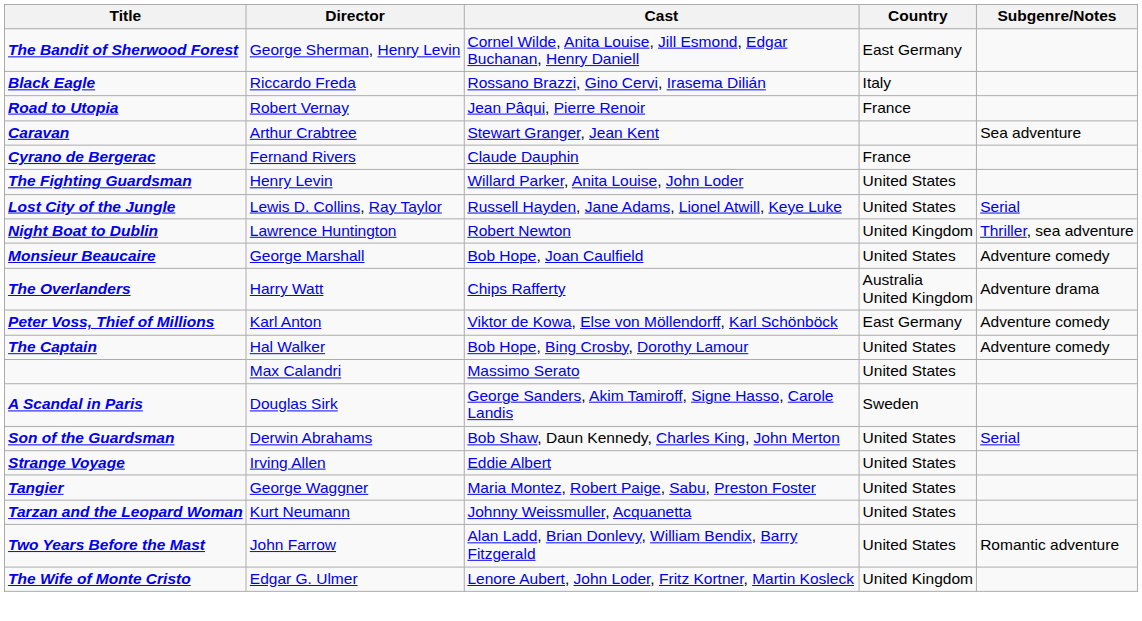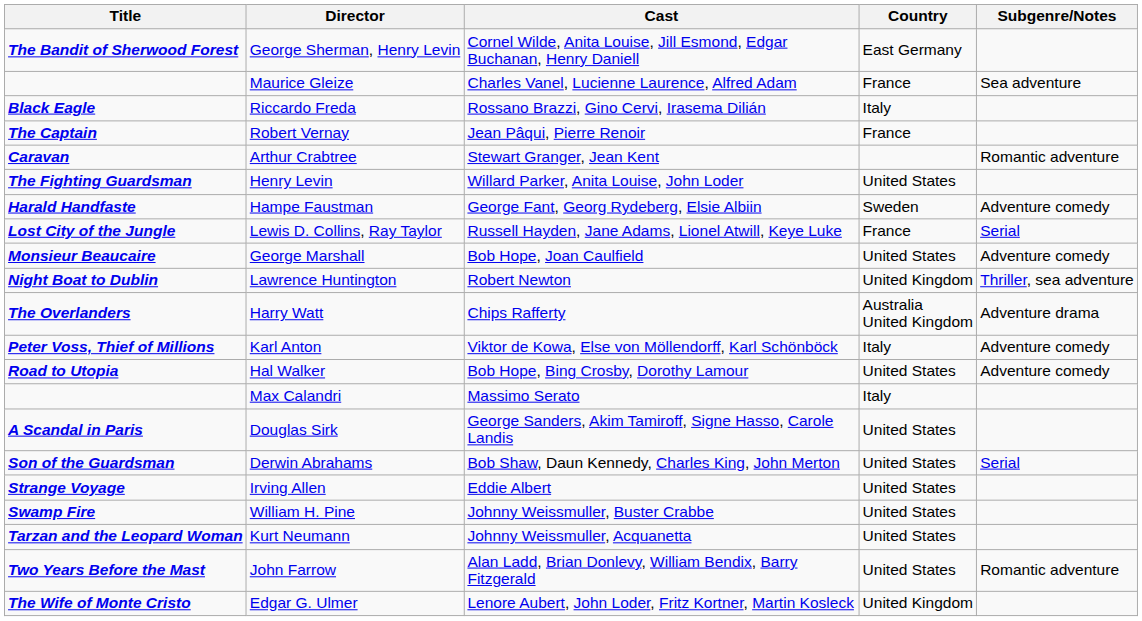+ row: (302, 83)
(63, 108) Road to Utopia -> (52, 132) The Captain
(1031, 132) Sea adventure -> (1050, 157) Romantic adventure
- row: (303, 157)
+ row: (311, 206)
(909, 206) United States -> (887, 231) France
rows swapped: (307, 255) <-> (323, 231)
(912, 322) East Germany -> (877, 347) Italy
(52, 347) The Captain -> (63, 371) Road to Utopia
(909, 371) United States -> (877, 396) Italy
(891, 405) Sweden -> (909, 429) United States
+ row: (302, 512)
- row: (309, 487)
